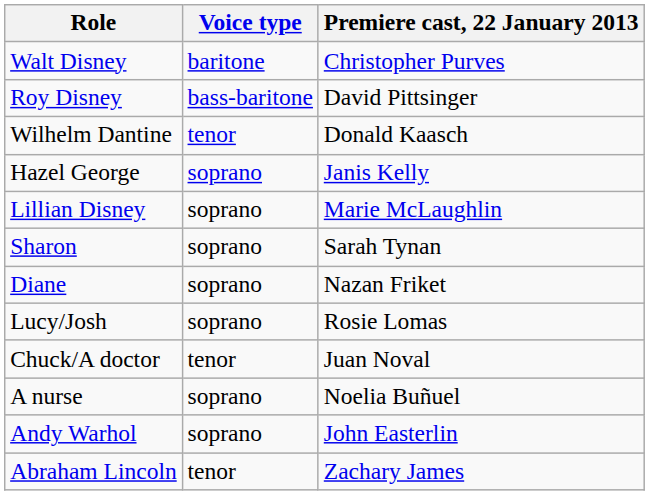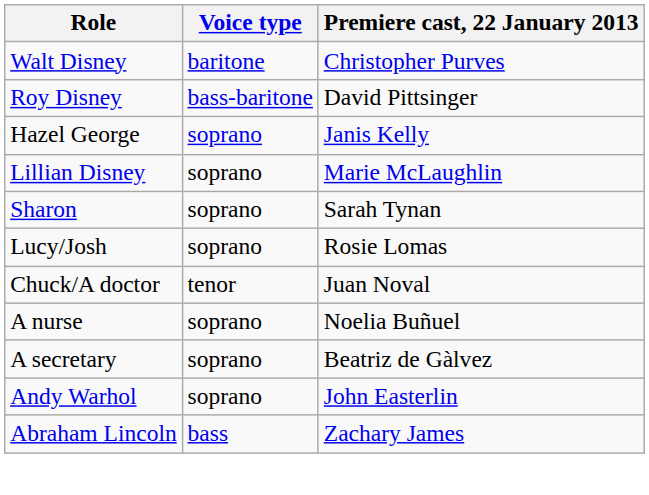- row: (91, 135)
- row: (38, 284)
+ row: (63, 358)
(212, 470) tenor -> (208, 433) bass
